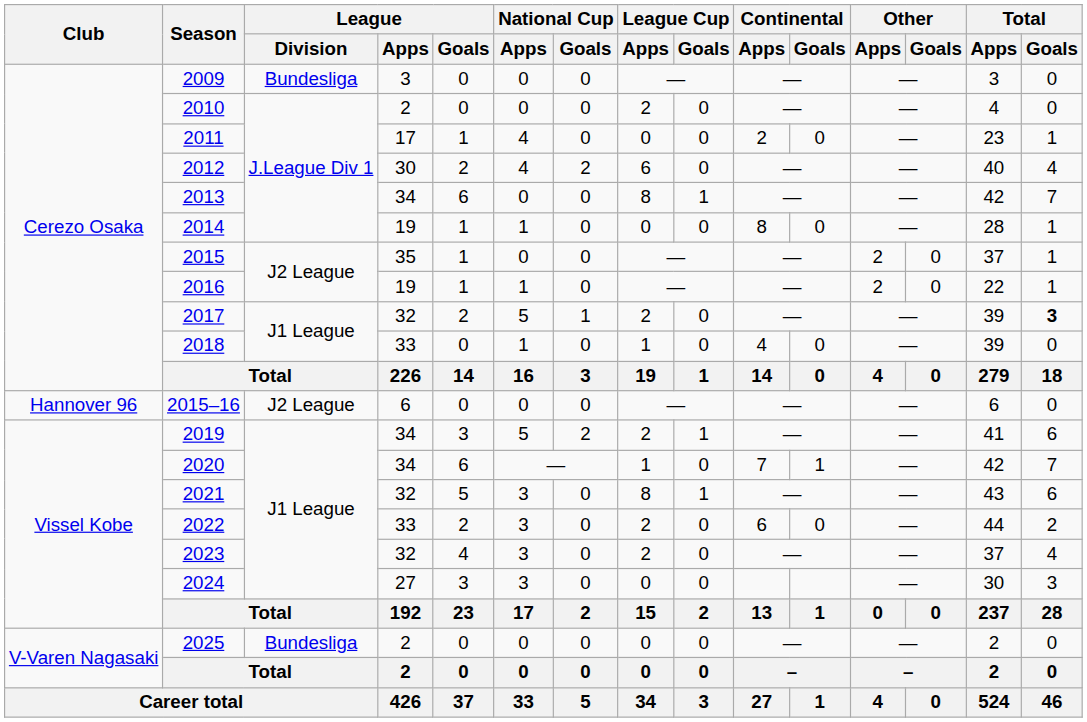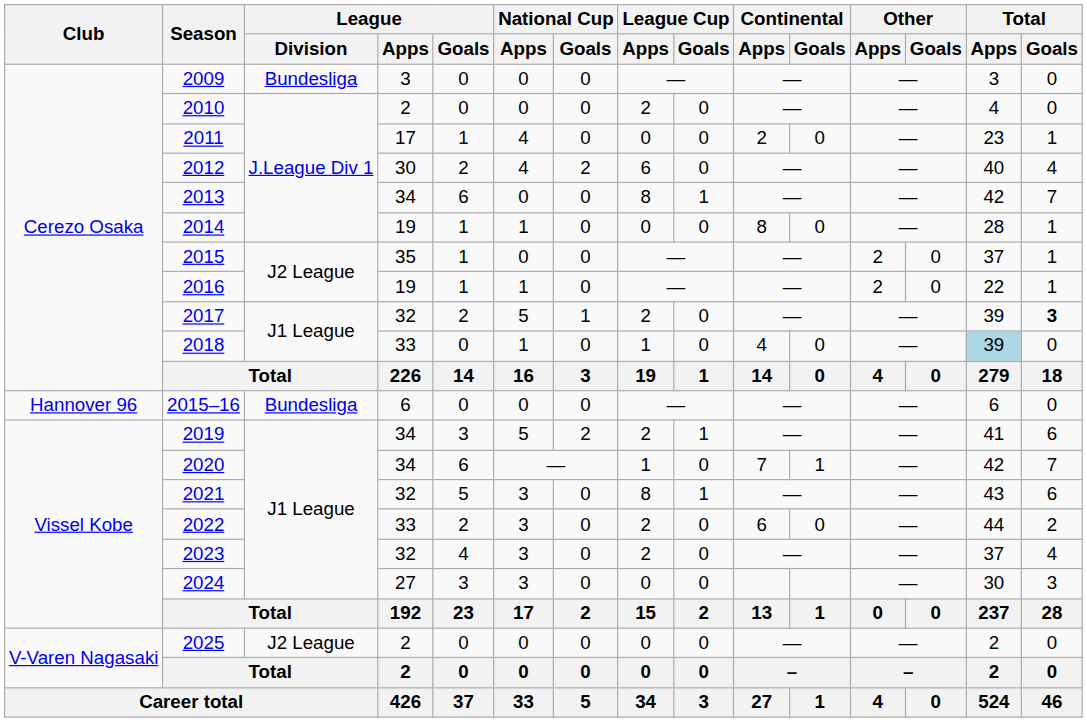(994, 345) no background -> (994, 345) lightblue background
(311, 405) J2 League -> (311, 405) Bundesliga
(311, 642) Bundesliga -> (311, 642) J2 League
